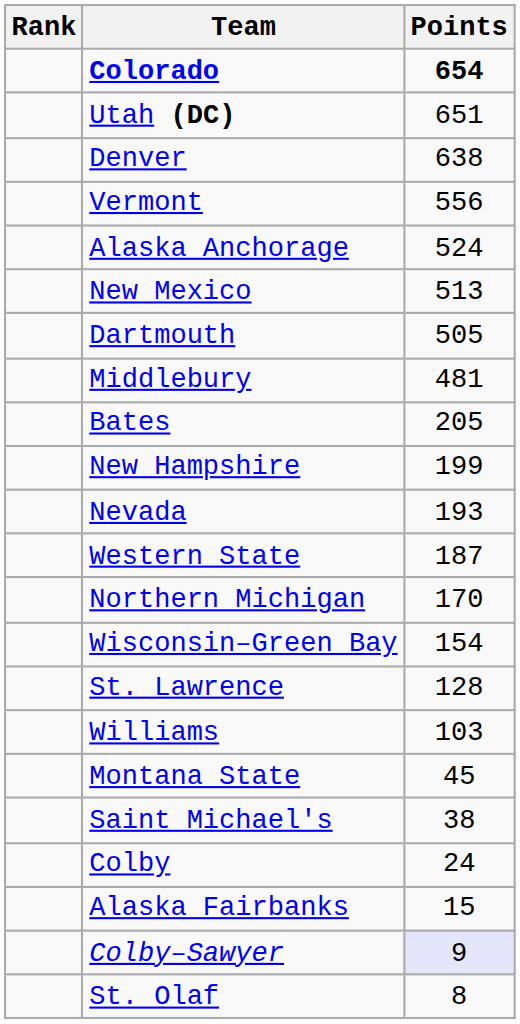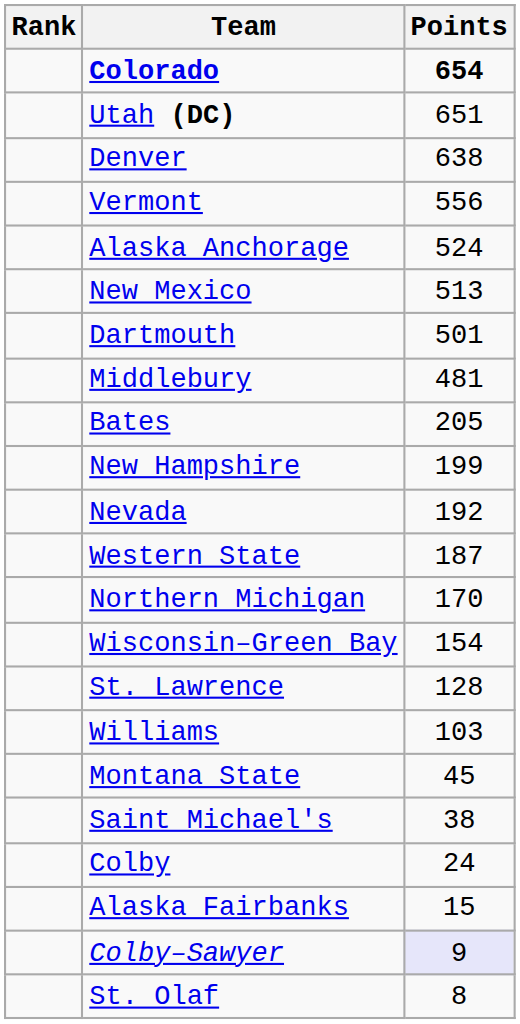(459, 336) 505 -> (459, 336) 501
(459, 512) 193 -> (459, 512) 192
